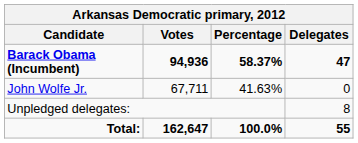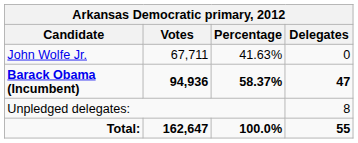rows swapped: (51, 62) <-> (47, 89)
